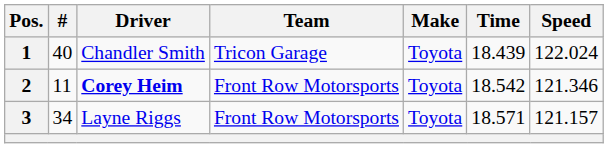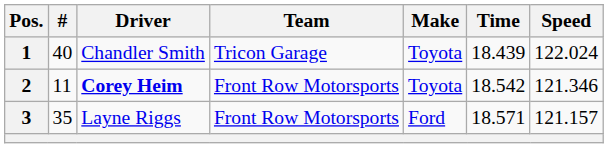(62, 117) 34 -> (62, 117) 35
(435, 117) Toyota -> (427, 117) Ford
